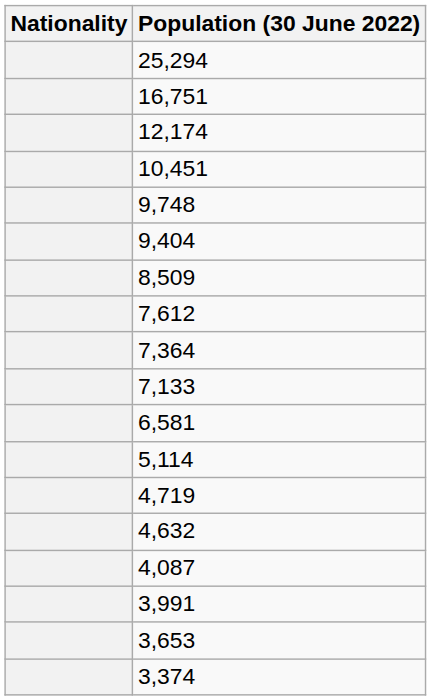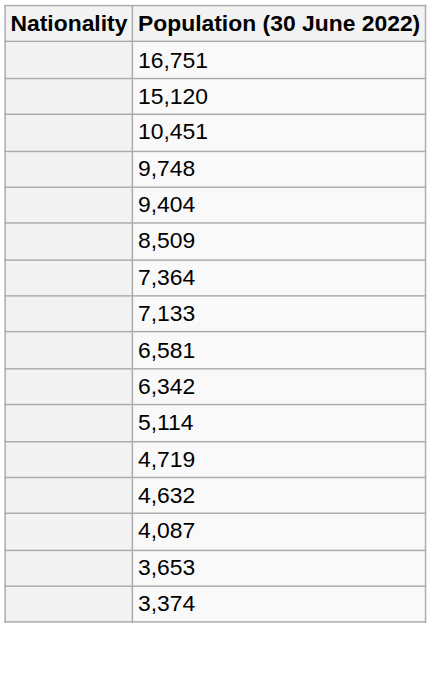- row: (173, 59)
+ row: (173, 96)
- row: (173, 132)
- row: (167, 313)
+ row: (167, 386)
- row: (167, 604)
